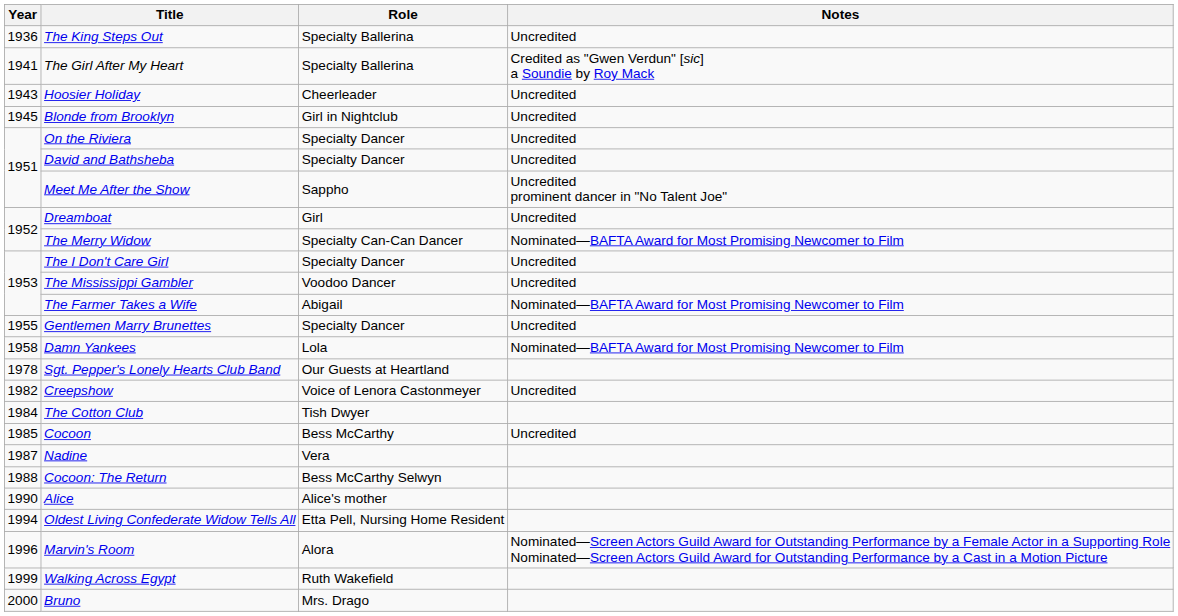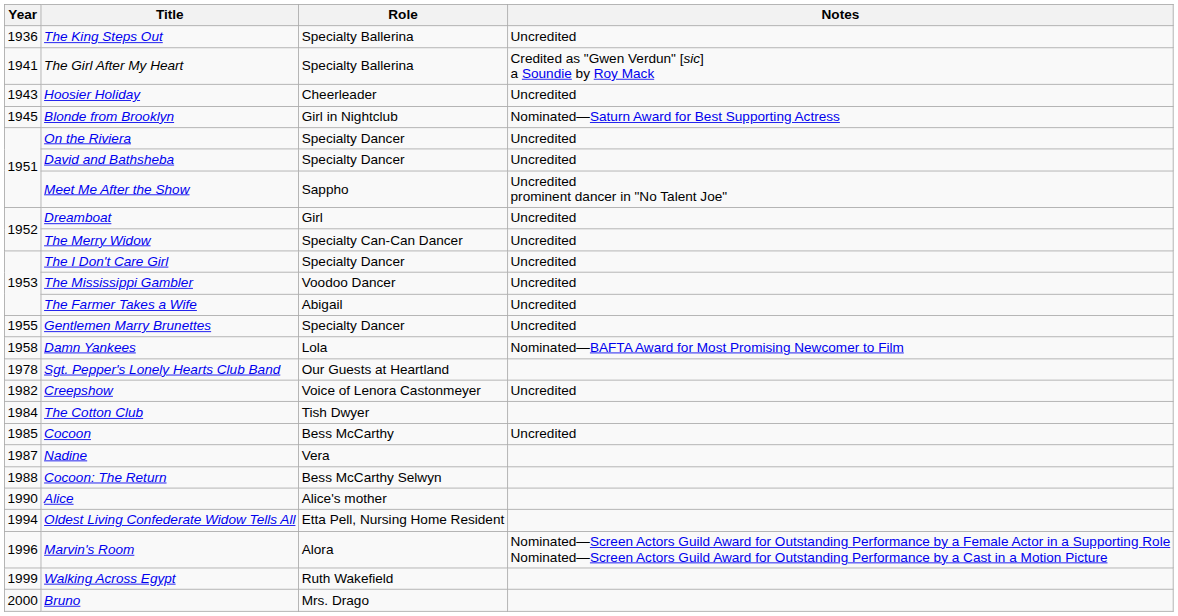(543, 116) Uncredited -> (675, 116) Nominated—Saturn Award for Best Supporting Actress
(707, 240) Nominated—BAFTA Award for Most Promising Newcomer to Film -> (543, 240) Uncredited
(707, 304) Nominated—BAFTA Award for Most Promising Newcomer to Film -> (543, 304) Uncredited
